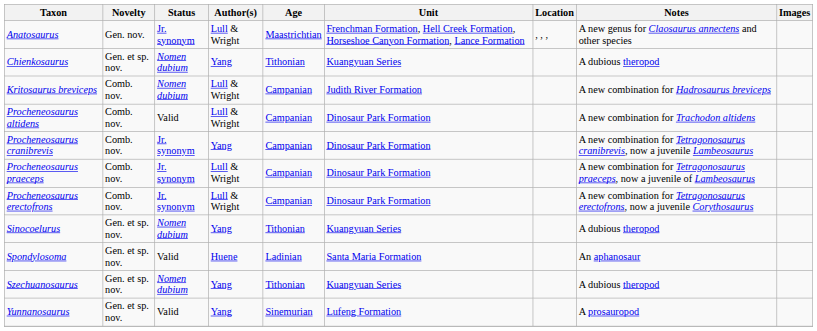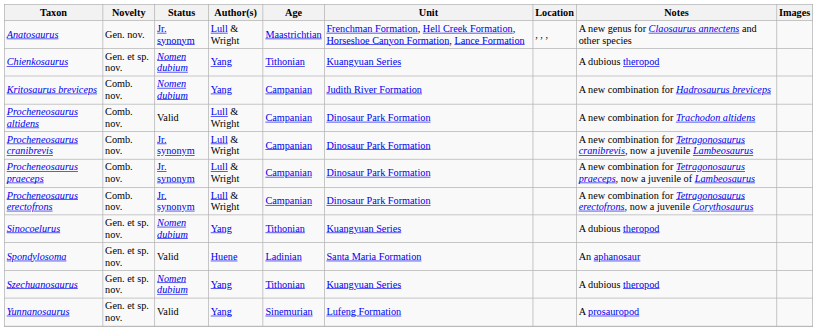(225, 90) Lull & Wright -> (221, 90) Yang
(221, 145) Yang -> (225, 145) Lull & Wright
